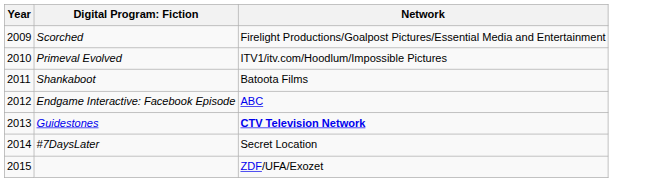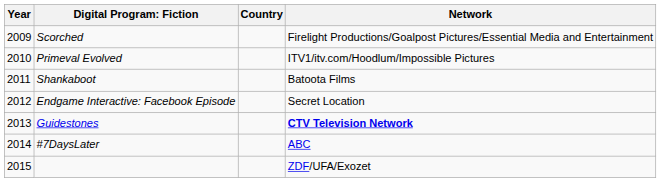+ column: (262, 15)
(252, 101) ABC -> (326, 101) Secret Location
(279, 145) Secret Location -> (299, 145) ABC
